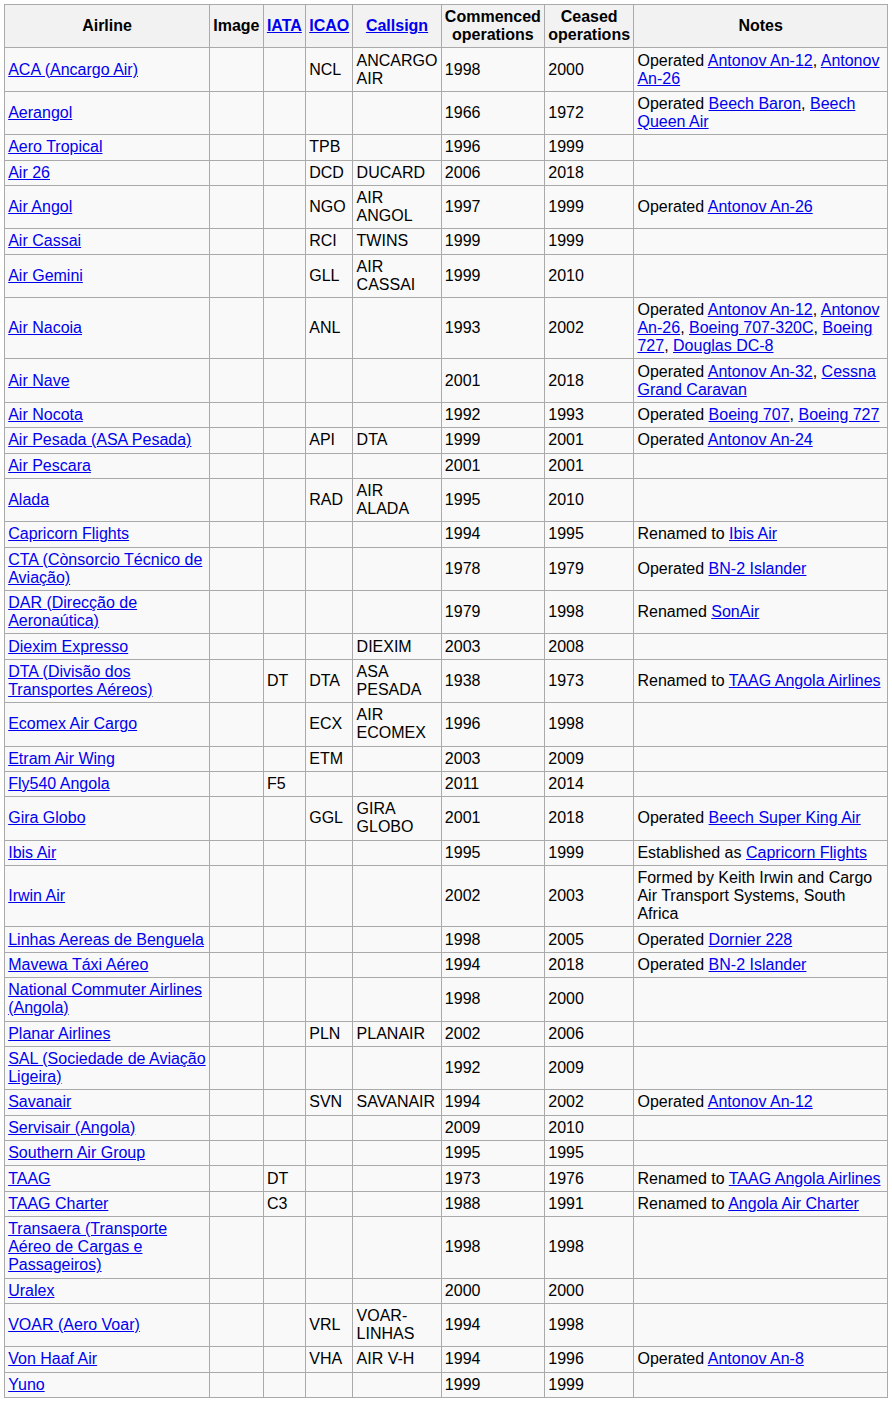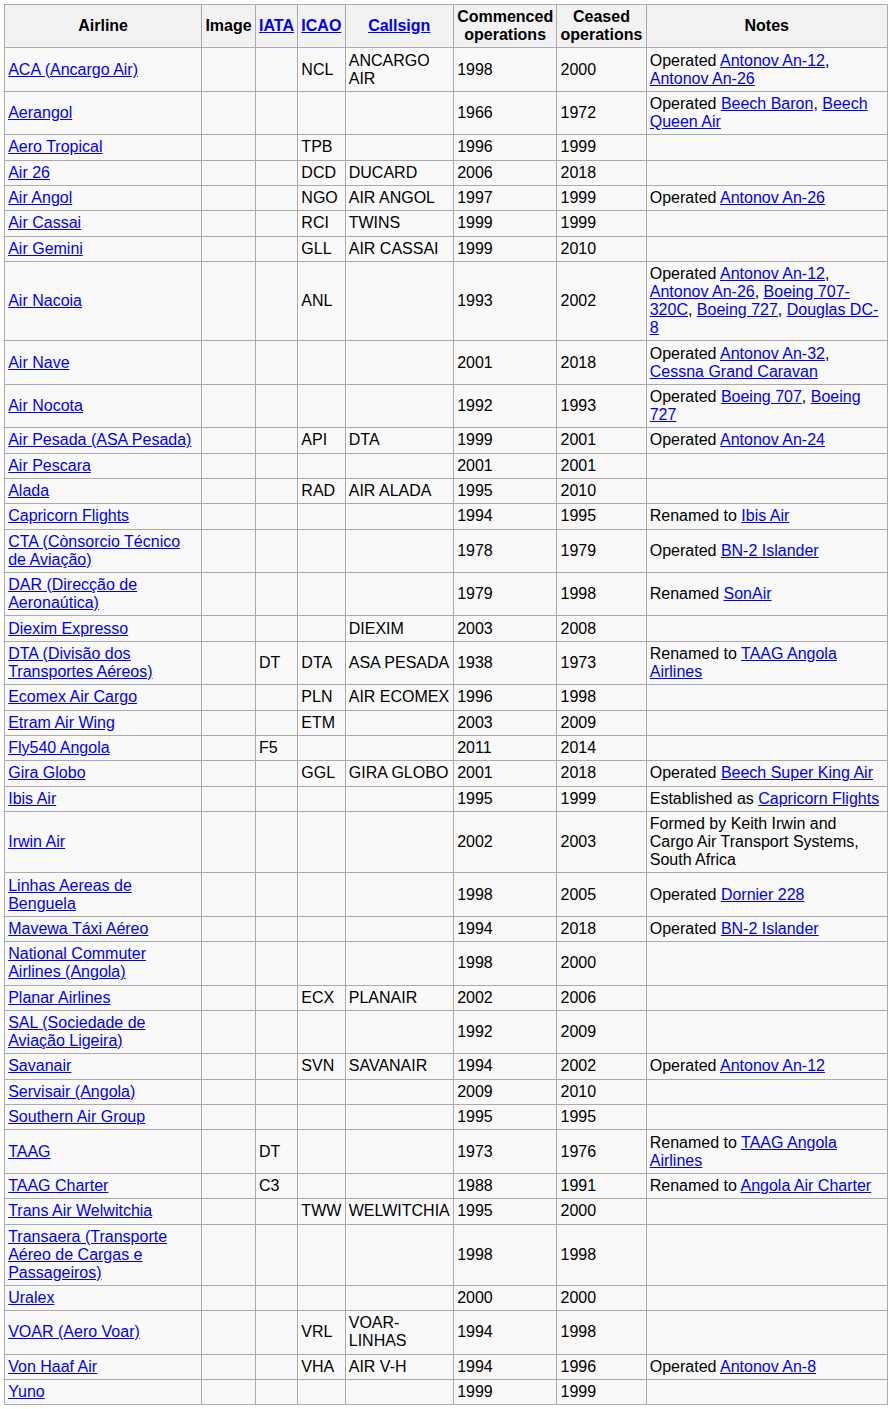(326, 724) ECX -> (317, 697) PLN
(325, 1033) PLN -> (318, 997) ECX
+ row: (80, 1211)
